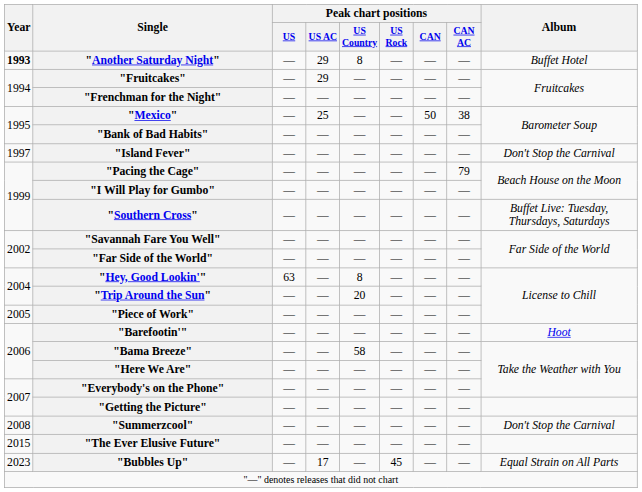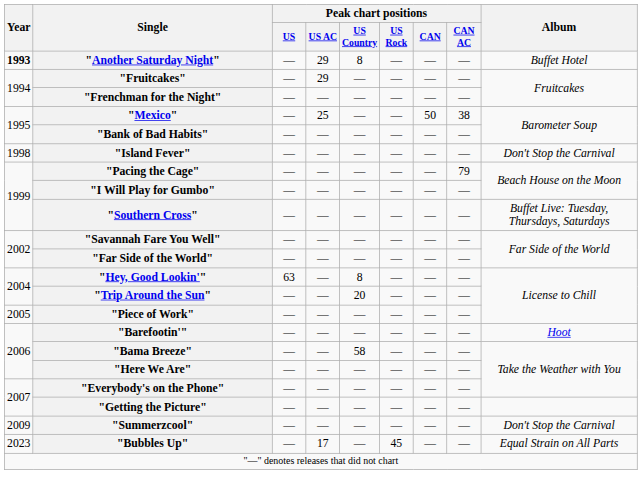(19, 152) 1997 -> (19, 152) 1998
(19, 425) 2008 -> (19, 425) 2009
- row: (153, 443)
